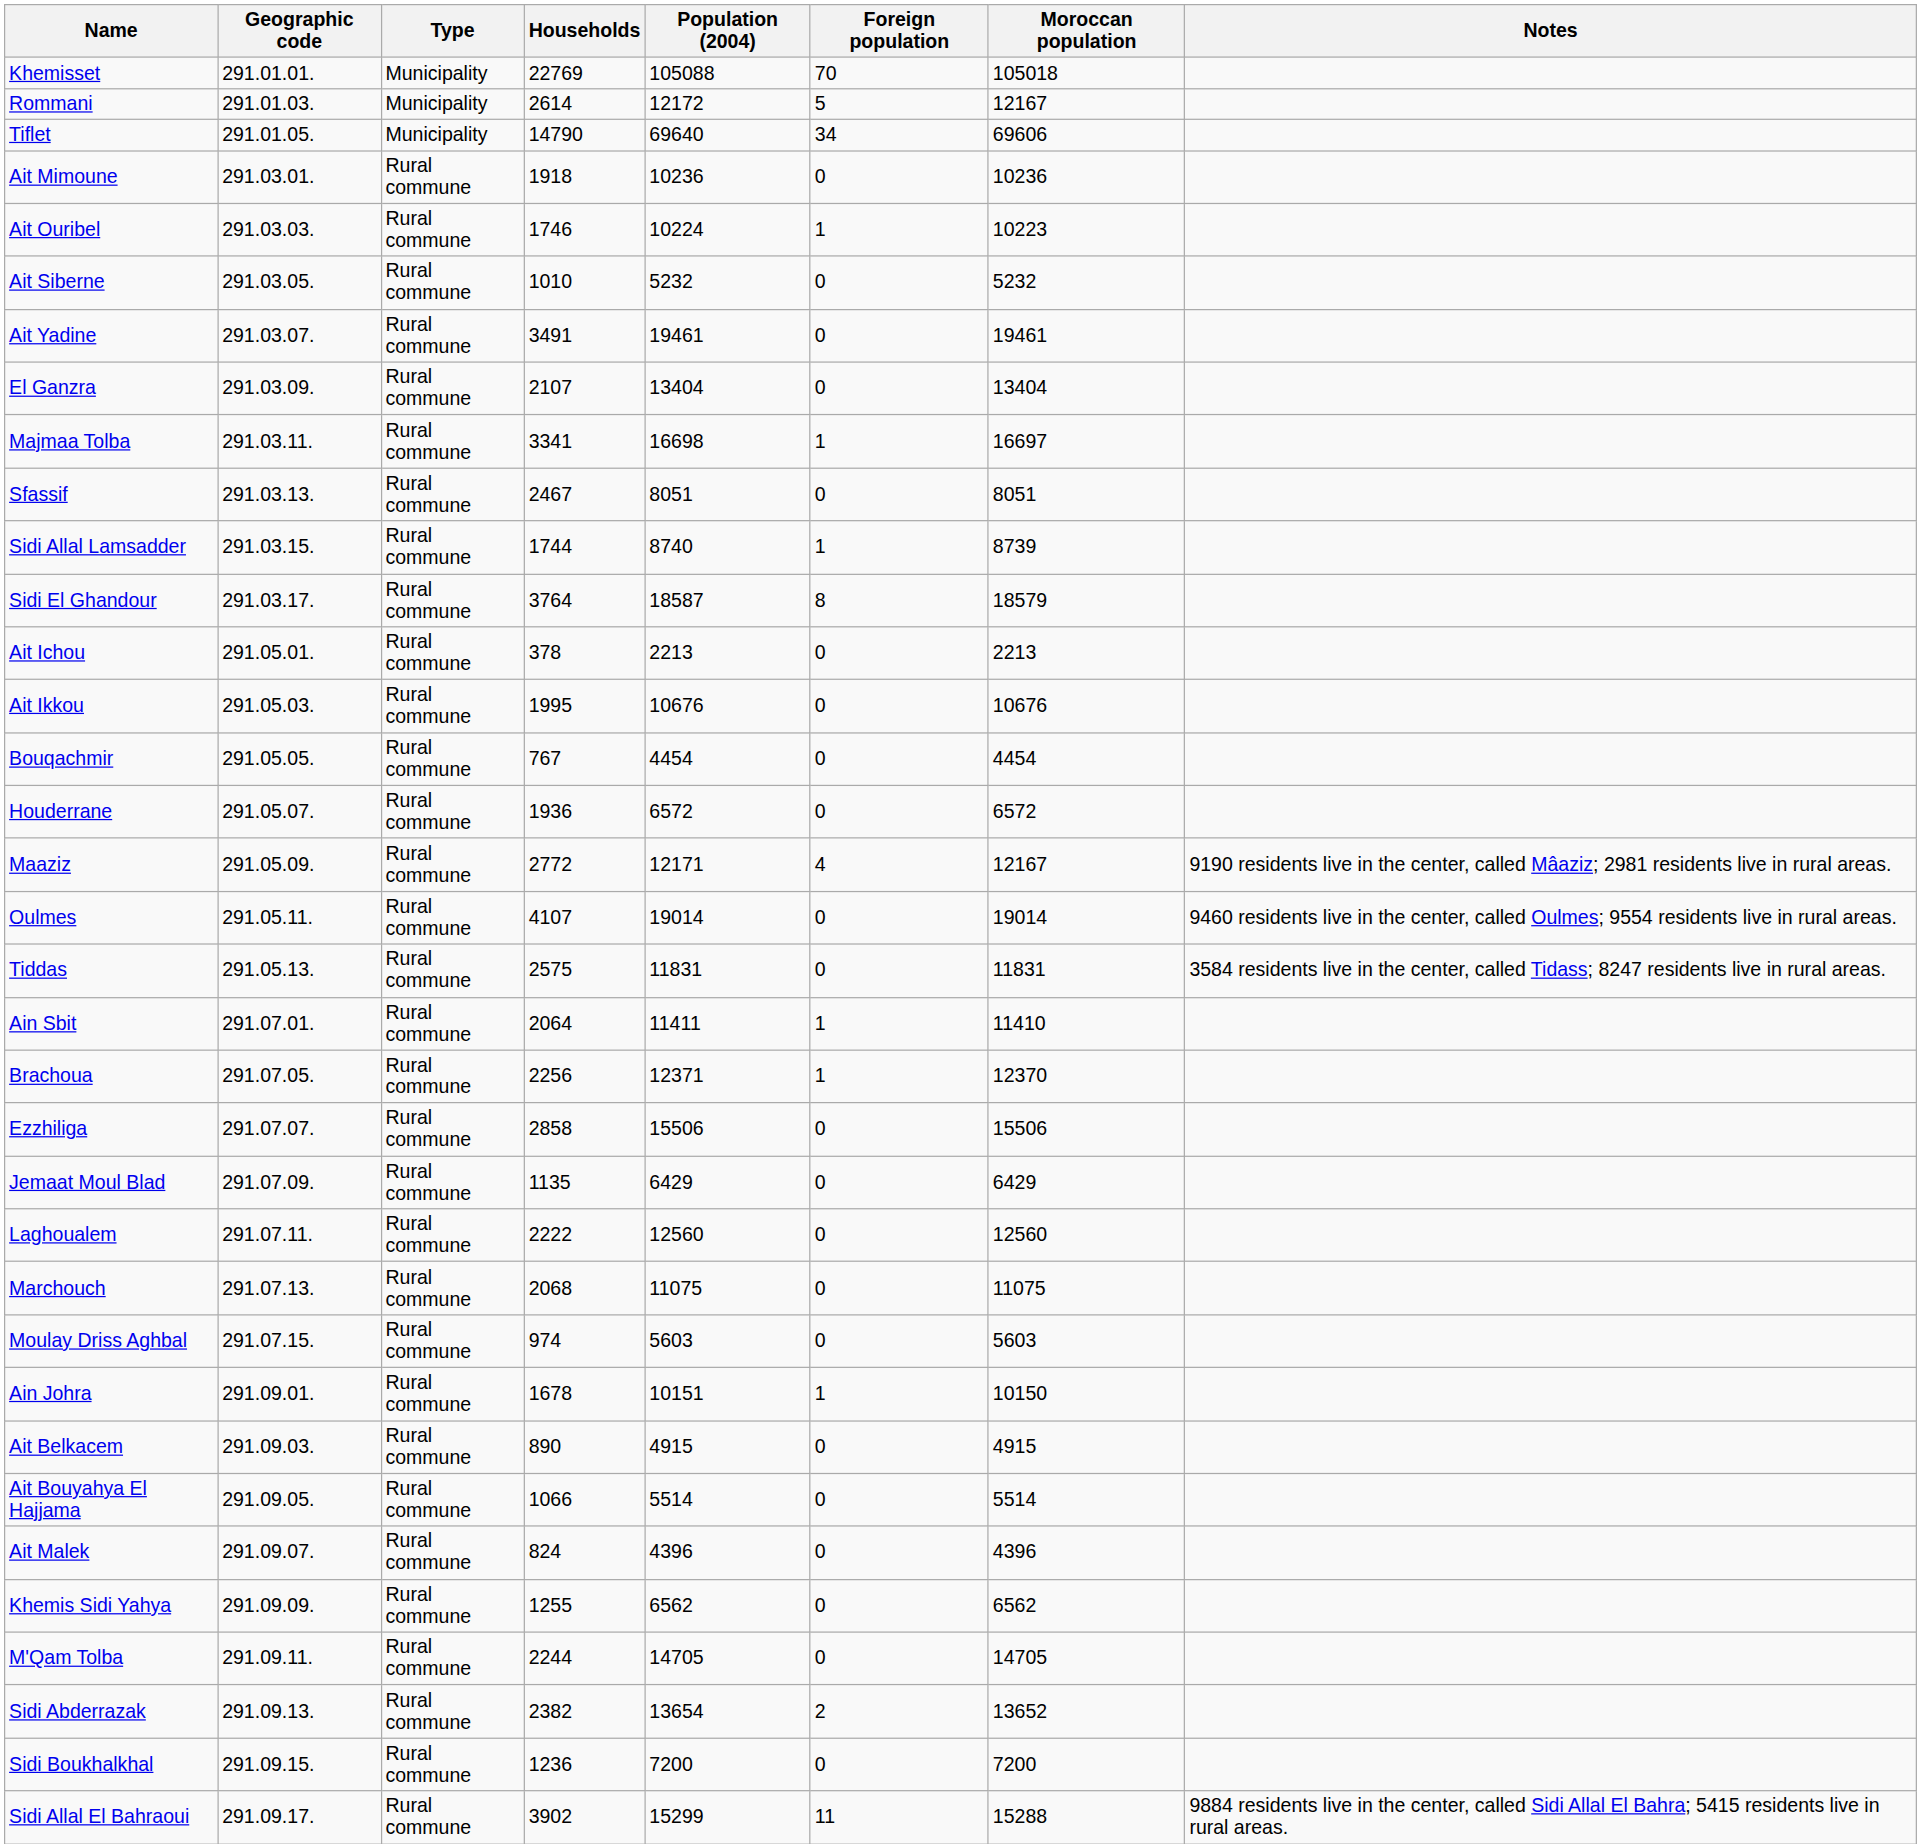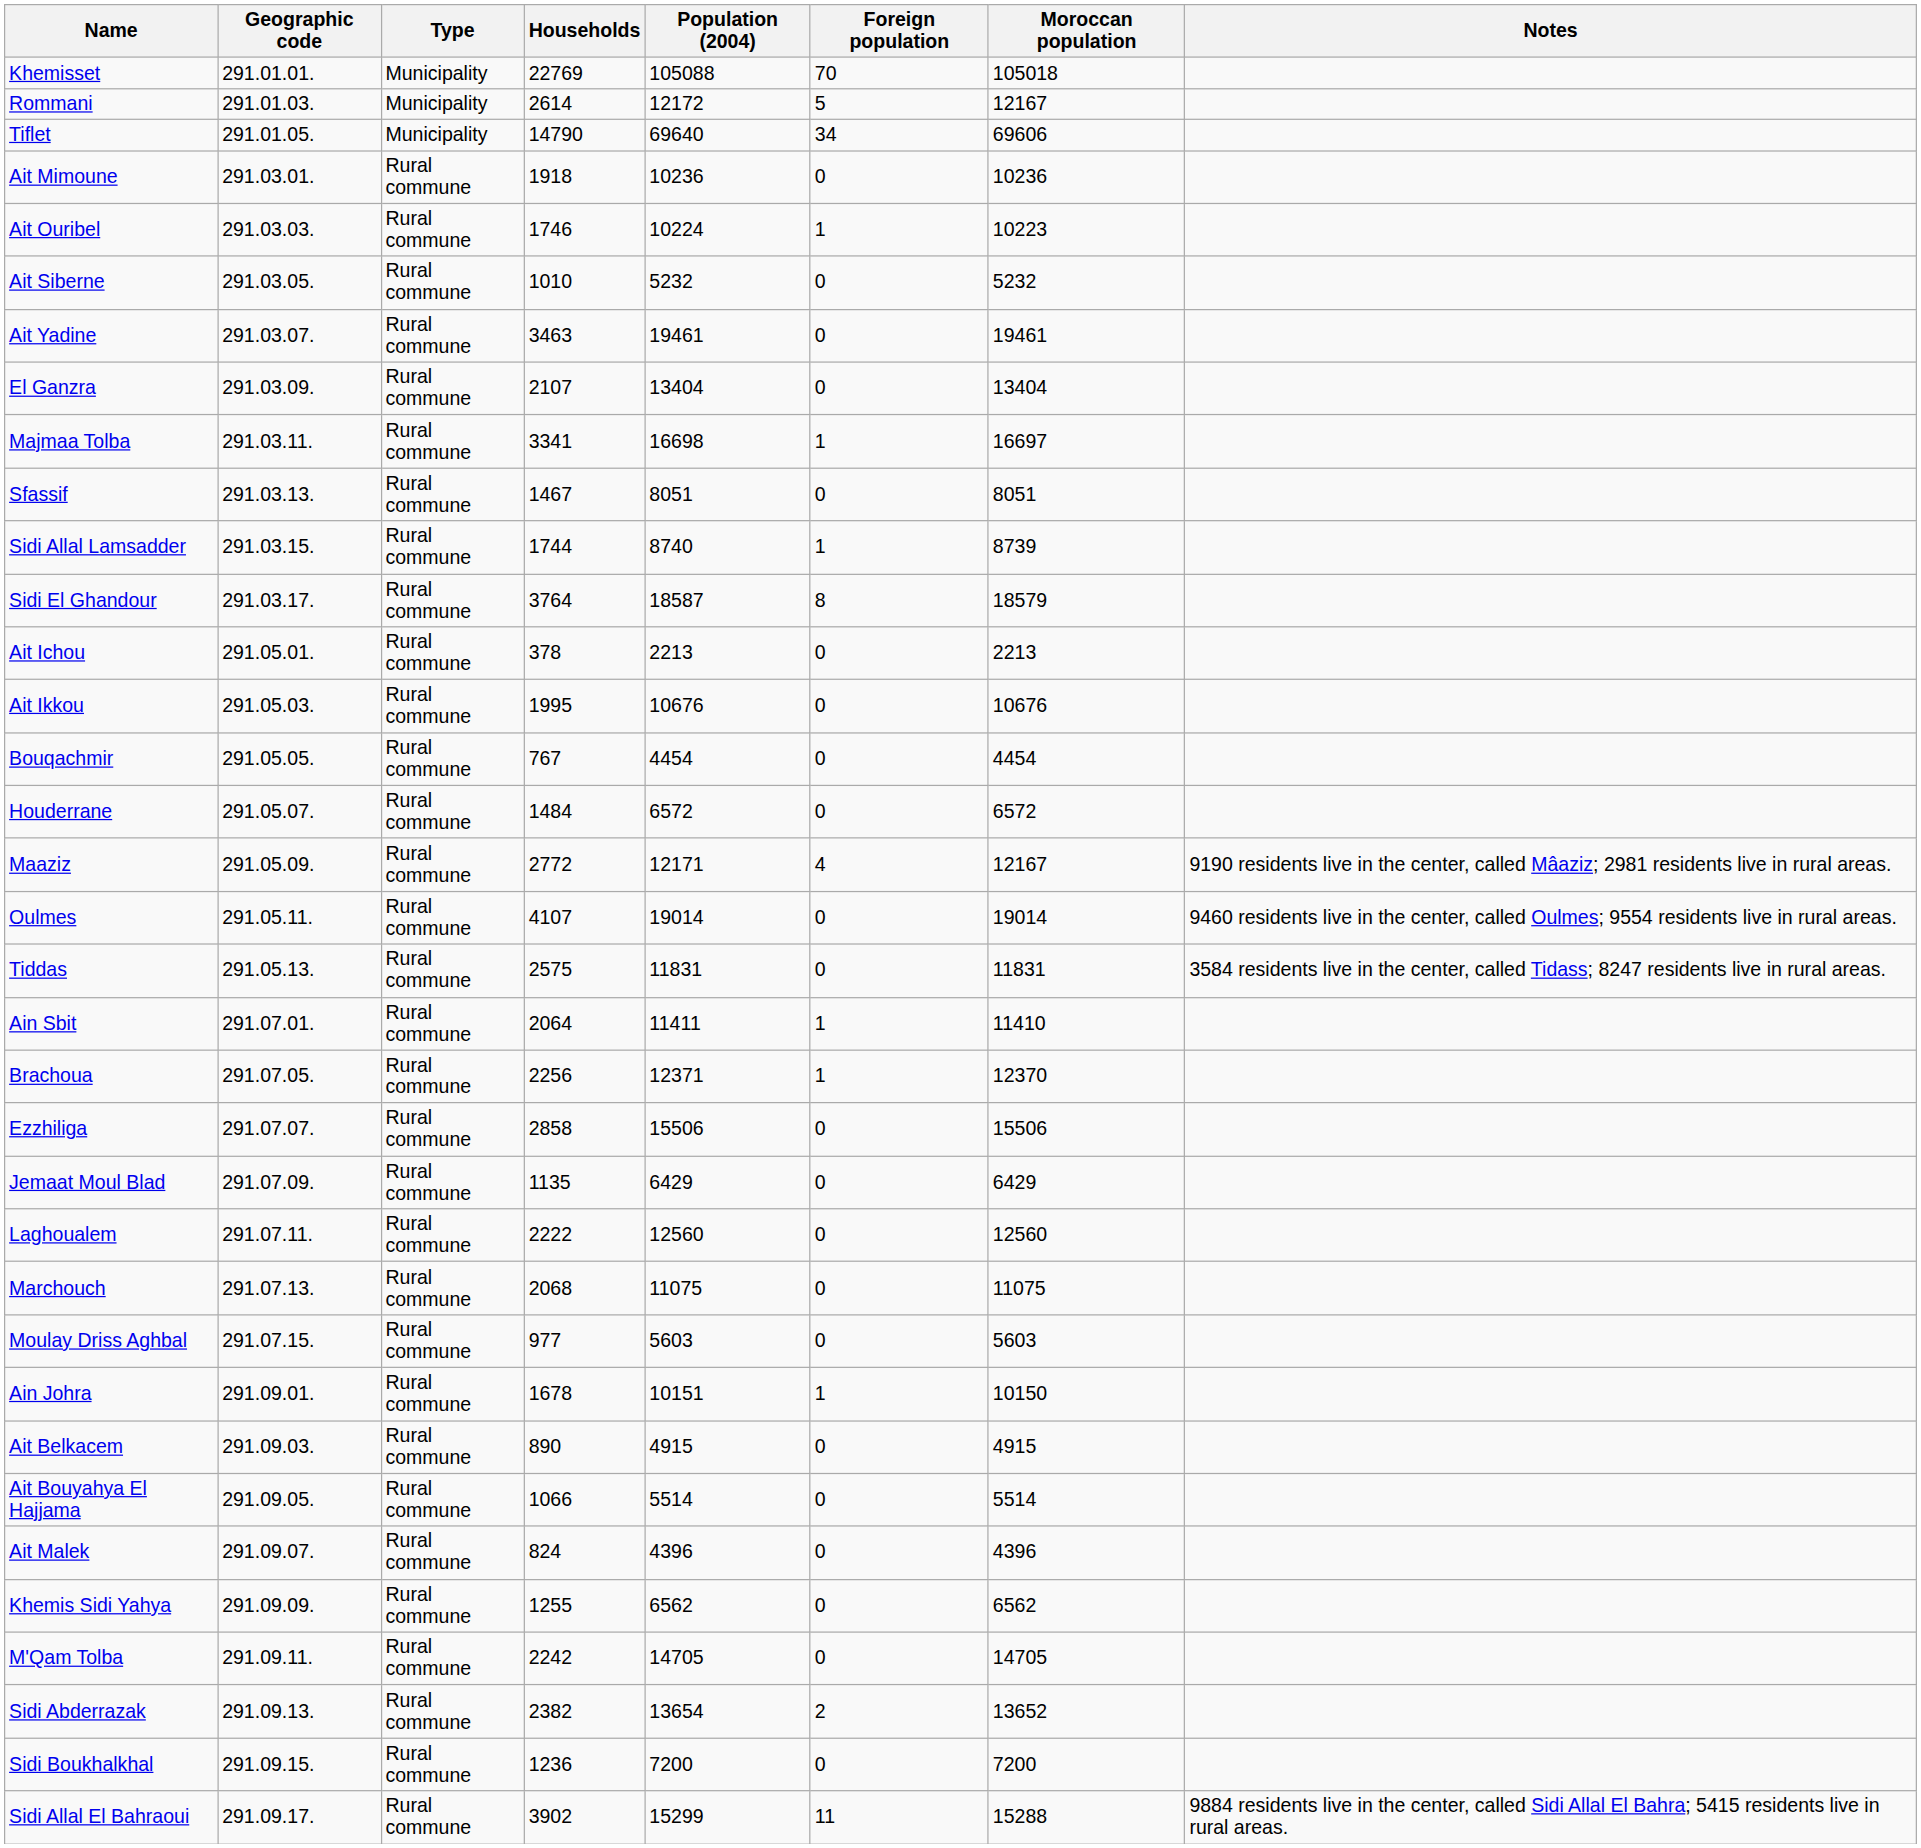(550, 335) 3491 -> (550, 335) 3463
(550, 494) 2467 -> (550, 494) 1467
(550, 811) 1936 -> (550, 811) 1484
(545, 1340) 974 -> (545, 1340) 977
(550, 1658) 2244 -> (550, 1658) 2242
